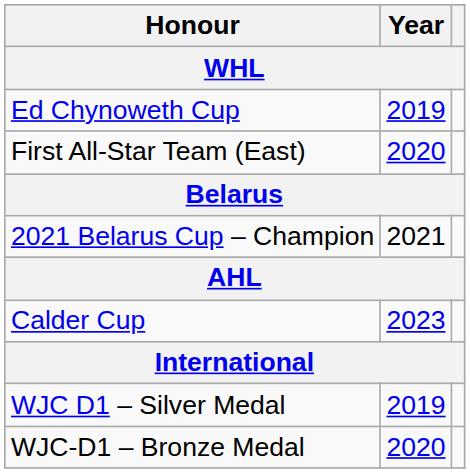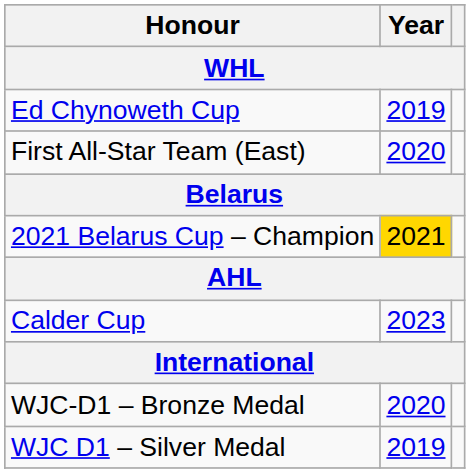(416, 236) no background -> (416, 236) gold background
rows swapped: (148, 404) <-> (158, 446)
